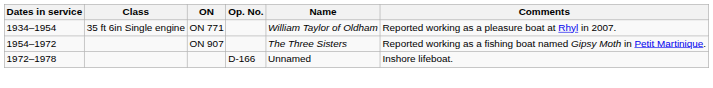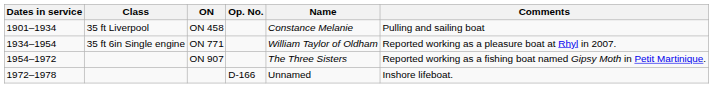+ row: (207, 28)
